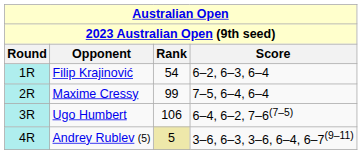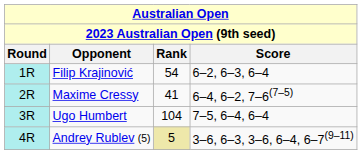(172, 93) 99 -> (172, 95) 41
(231, 93) 7–5, 6–4, 6–4 -> (243, 95) 6–4, 6–2, 7–6(7–5)
(172, 115) 106 -> (172, 116) 104
(243, 115) 6–4, 6–2, 7–6(7–5) -> (231, 116) 7–5, 6–4, 6–4
